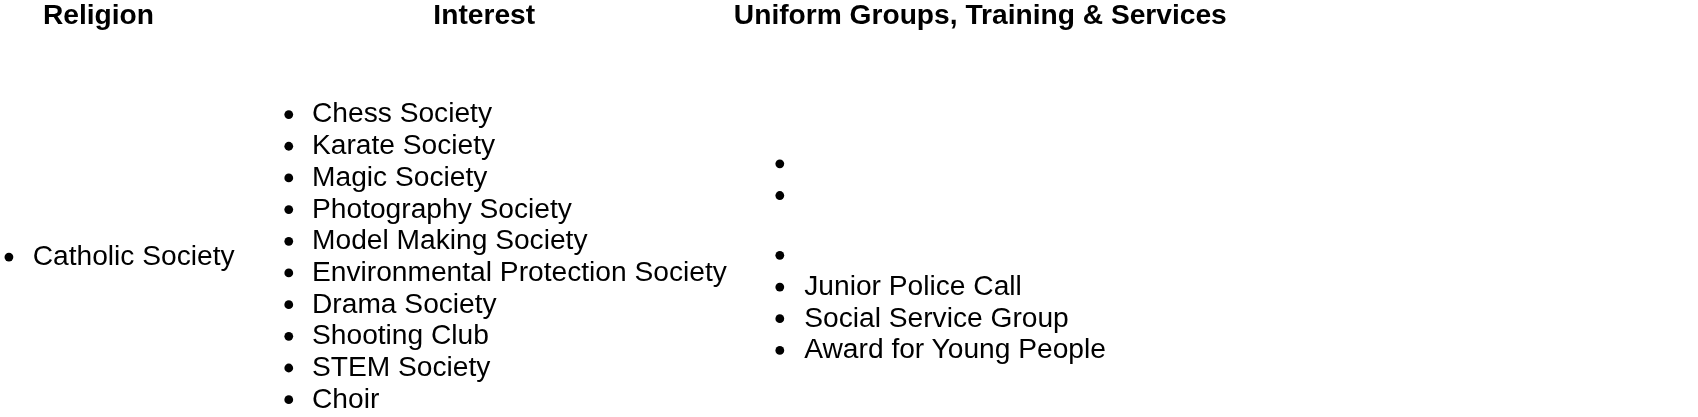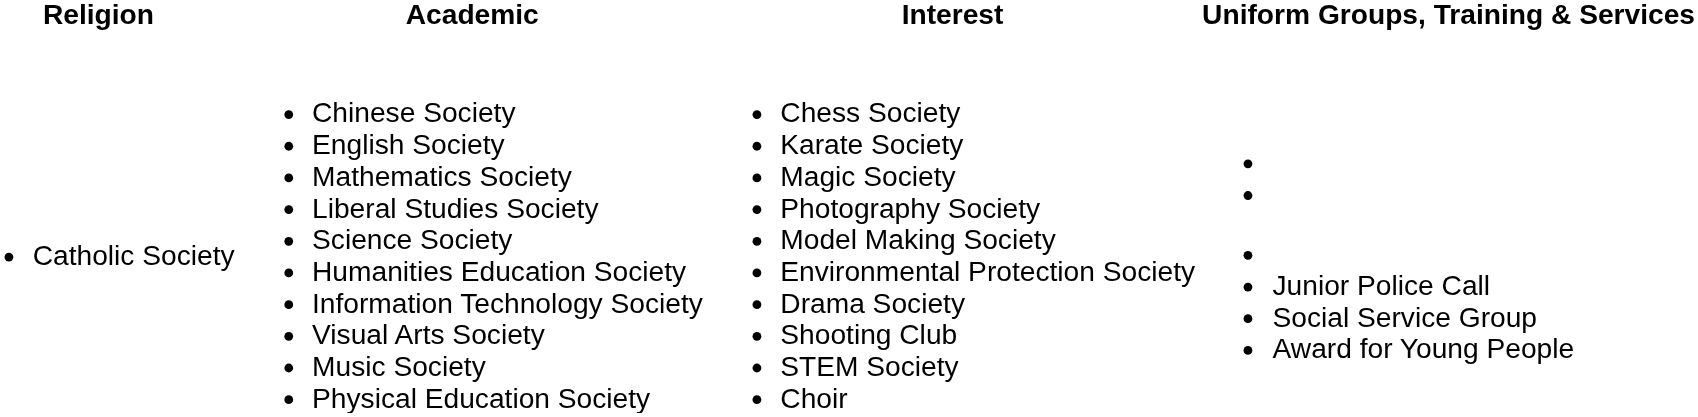+ column: (472, 14)
